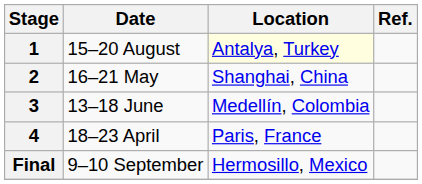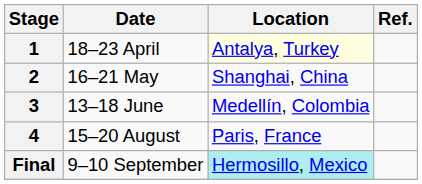(124, 48) 15–20 August -> (113, 48) 18–23 April
(113, 135) 18–23 April -> (124, 135) 15–20 August
(290, 164) no background -> (290, 164) paleturquoise background
